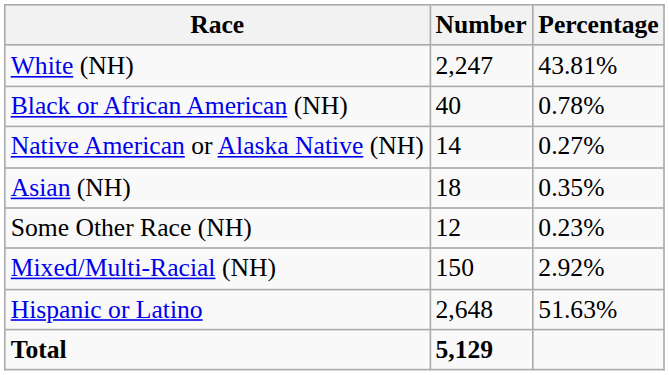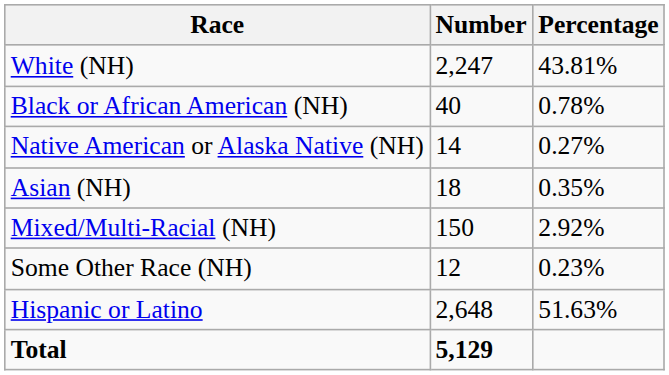rows swapped: (131, 227) <-> (143, 268)
